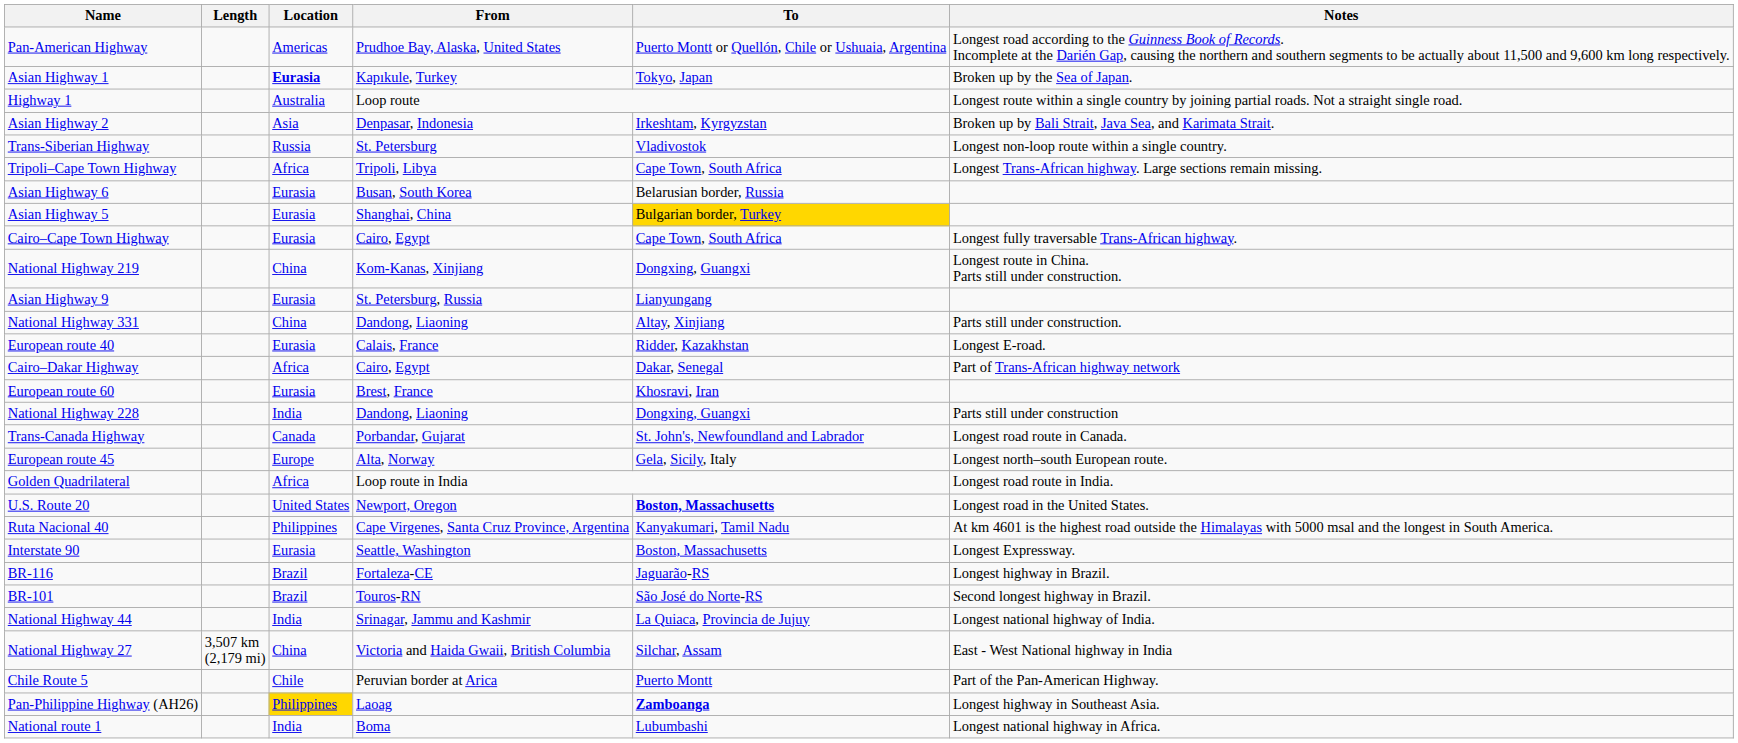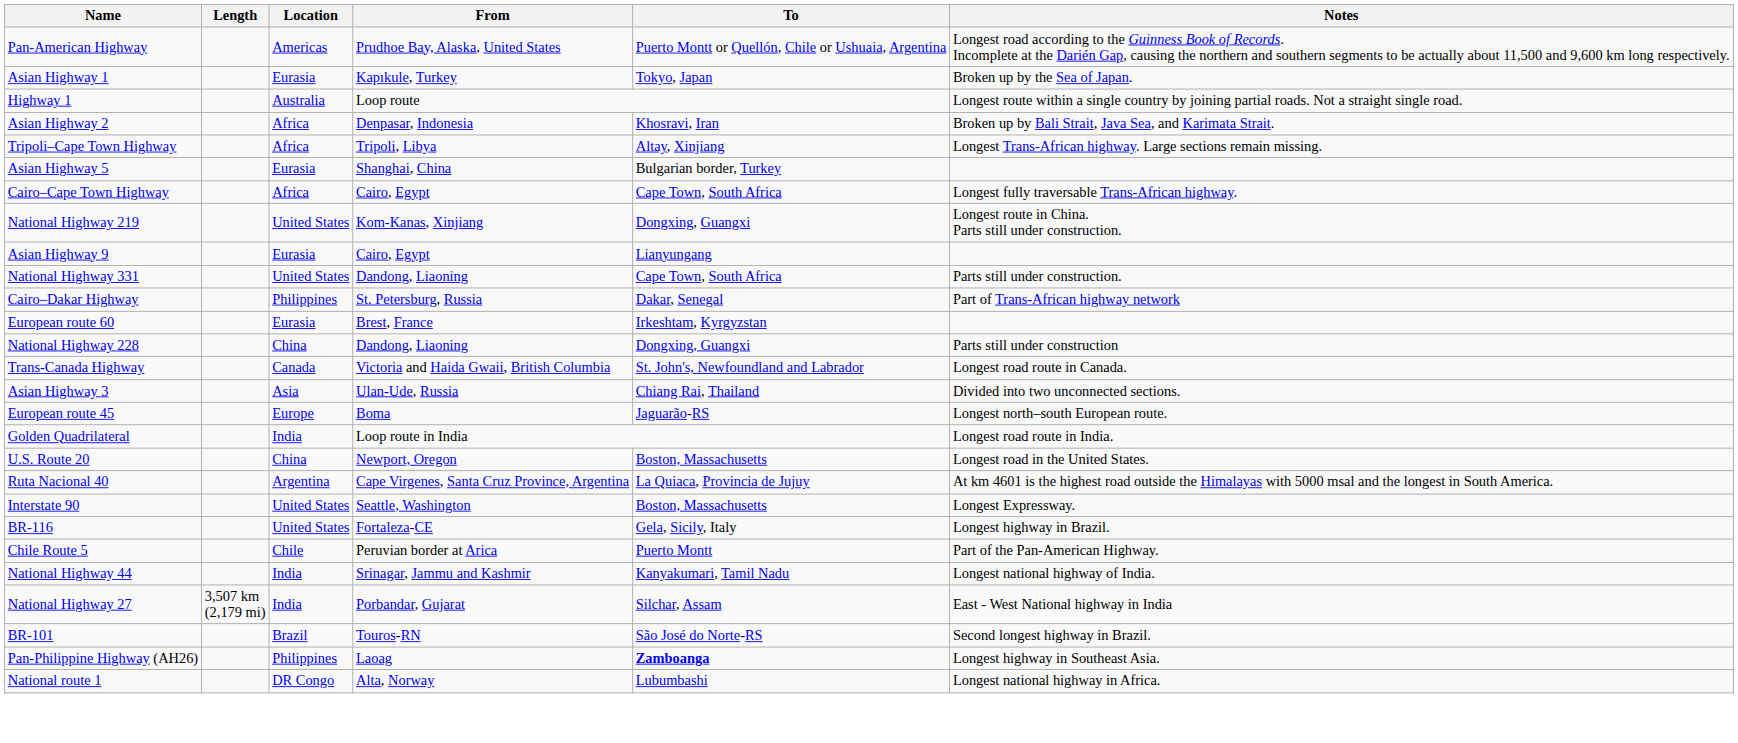(296, 77) bold -> (294, 77) normal
(285, 123) Asia -> (291, 123) Africa
(701, 123) Irkeshtam, Kyrgyzstan -> (677, 123) Khosravi, Iran
- row: (78, 146)
(709, 169) Cape Town, South Africa -> (680, 146) Altay, Xinjiang
- row: (58, 191)
(708, 214) gold background -> (708, 169) no background
(294, 237) Eurasia -> (291, 191) Africa
(289, 268) China -> (311, 222) United States
(419, 299) St. Petersburg, Russia -> (393, 253) Cairo, Egypt
(289, 322) China -> (311, 276) United States
(680, 322) Altay, Xinjiang -> (709, 276) Cape Town, South Africa
- row: (61, 345)
(291, 368) Africa -> (305, 299) Philippines
(393, 368) Cairo, Egypt -> (419, 299) St. Petersburg, Russia
(677, 390) Khosravi, Iran -> (701, 322) Irkeshtam, Kyrgyzstan
(287, 413) India -> (289, 345) China
(411, 436) Porbandar, Gujarat -> (483, 368) Victoria and Haida Gwaii, British Columbia
+ row: (58, 390)
(395, 459) Alta, Norway -> (373, 413) Boma
(686, 459) Gela, Sicily, Italy -> (673, 413) Jaguarão-RS
(291, 482) Africa -> (287, 436) India
(311, 505) United States -> (289, 459) China
(705, 505) bold -> (701, 459) normal
(305, 527) Philippines -> (301, 482) Argentina
(713, 527) Kanyakumari, Tamil Nadu -> (723, 482) La Quiaca, Provincia de Jujuy
(294, 550) Eurasia -> (311, 505) United States
(290, 573) Brazil -> (311, 527) United States
(673, 573) Jaguarão-RS -> (686, 527) Gela, Sicily, Italy
rows swapped: (31, 596) <-> (48, 681)
(723, 619) La Quiaca, Provincia de Jujuy -> (713, 573) Kanyakumari, Tamil Nadu
(289, 650) China -> (287, 604) India
(483, 650) Victoria and Haida Gwaii, British Columbia -> (411, 604) Porbandar, Gujarat
(305, 703) gold background -> (305, 658) no background
(287, 726) India -> (303, 681) DR Congo
(373, 726) Boma -> (395, 681) Alta, Norway
